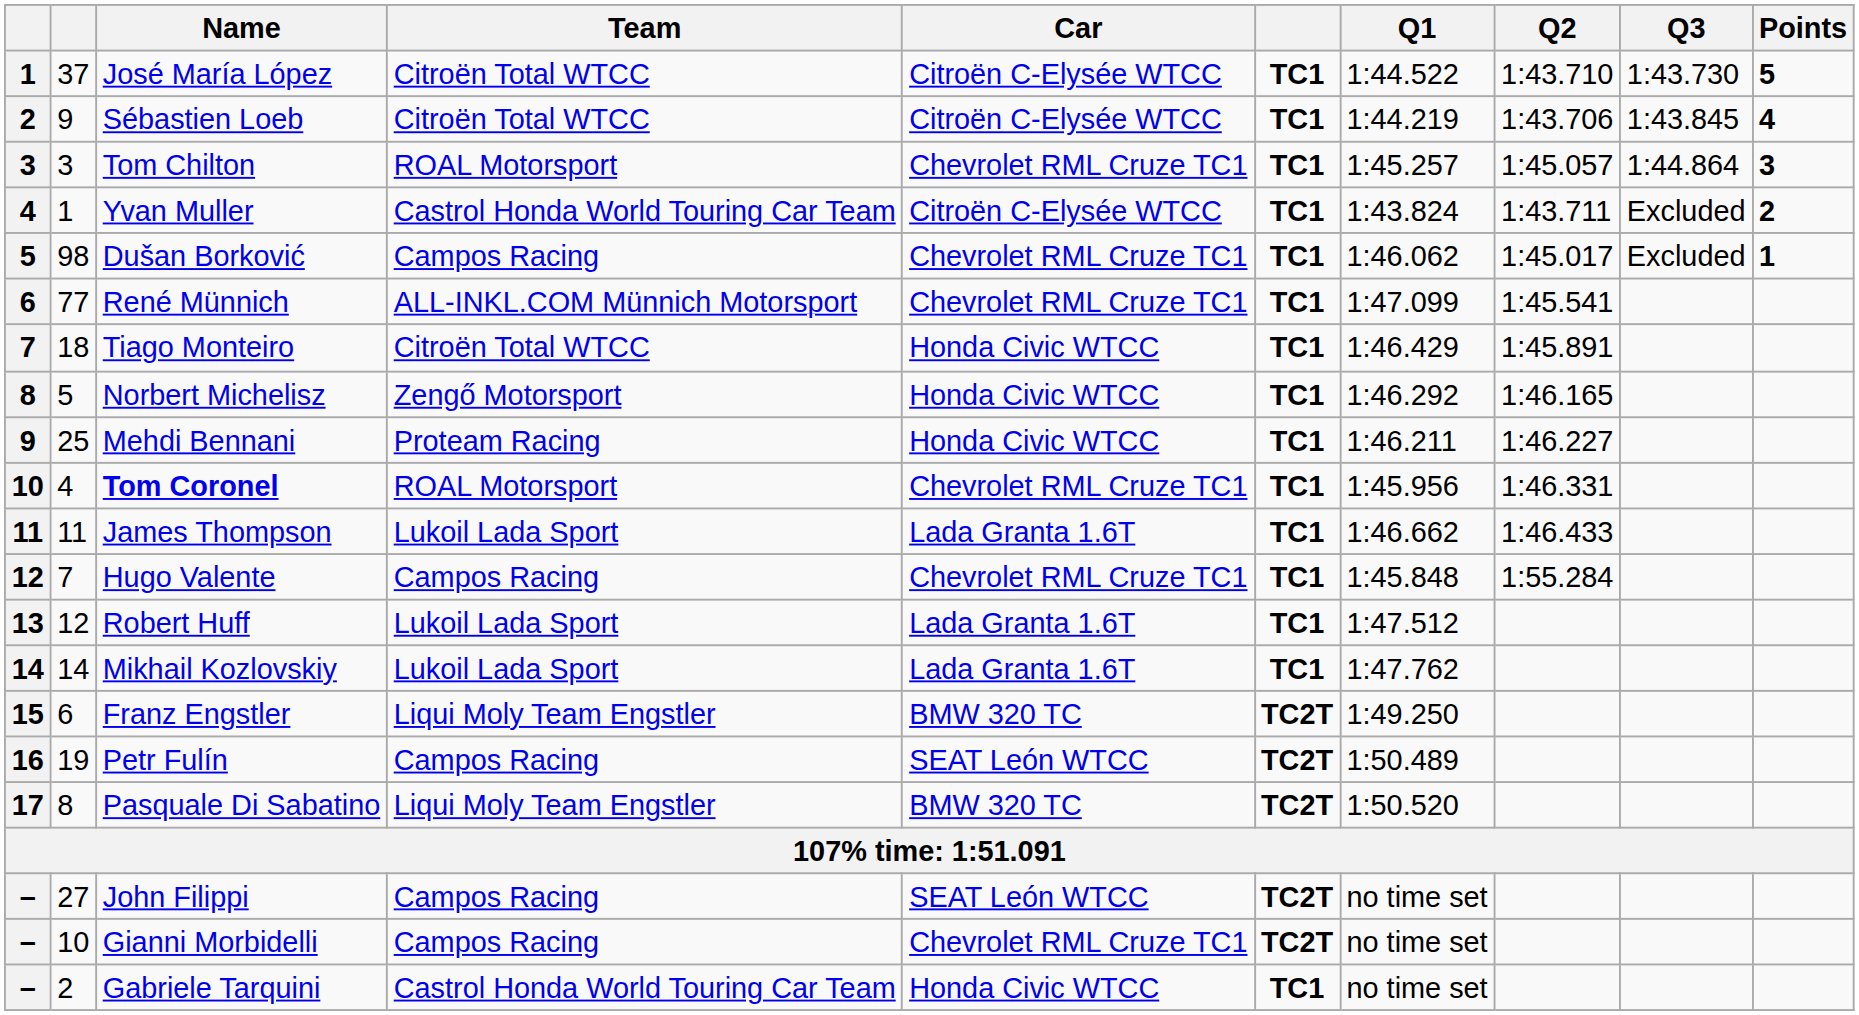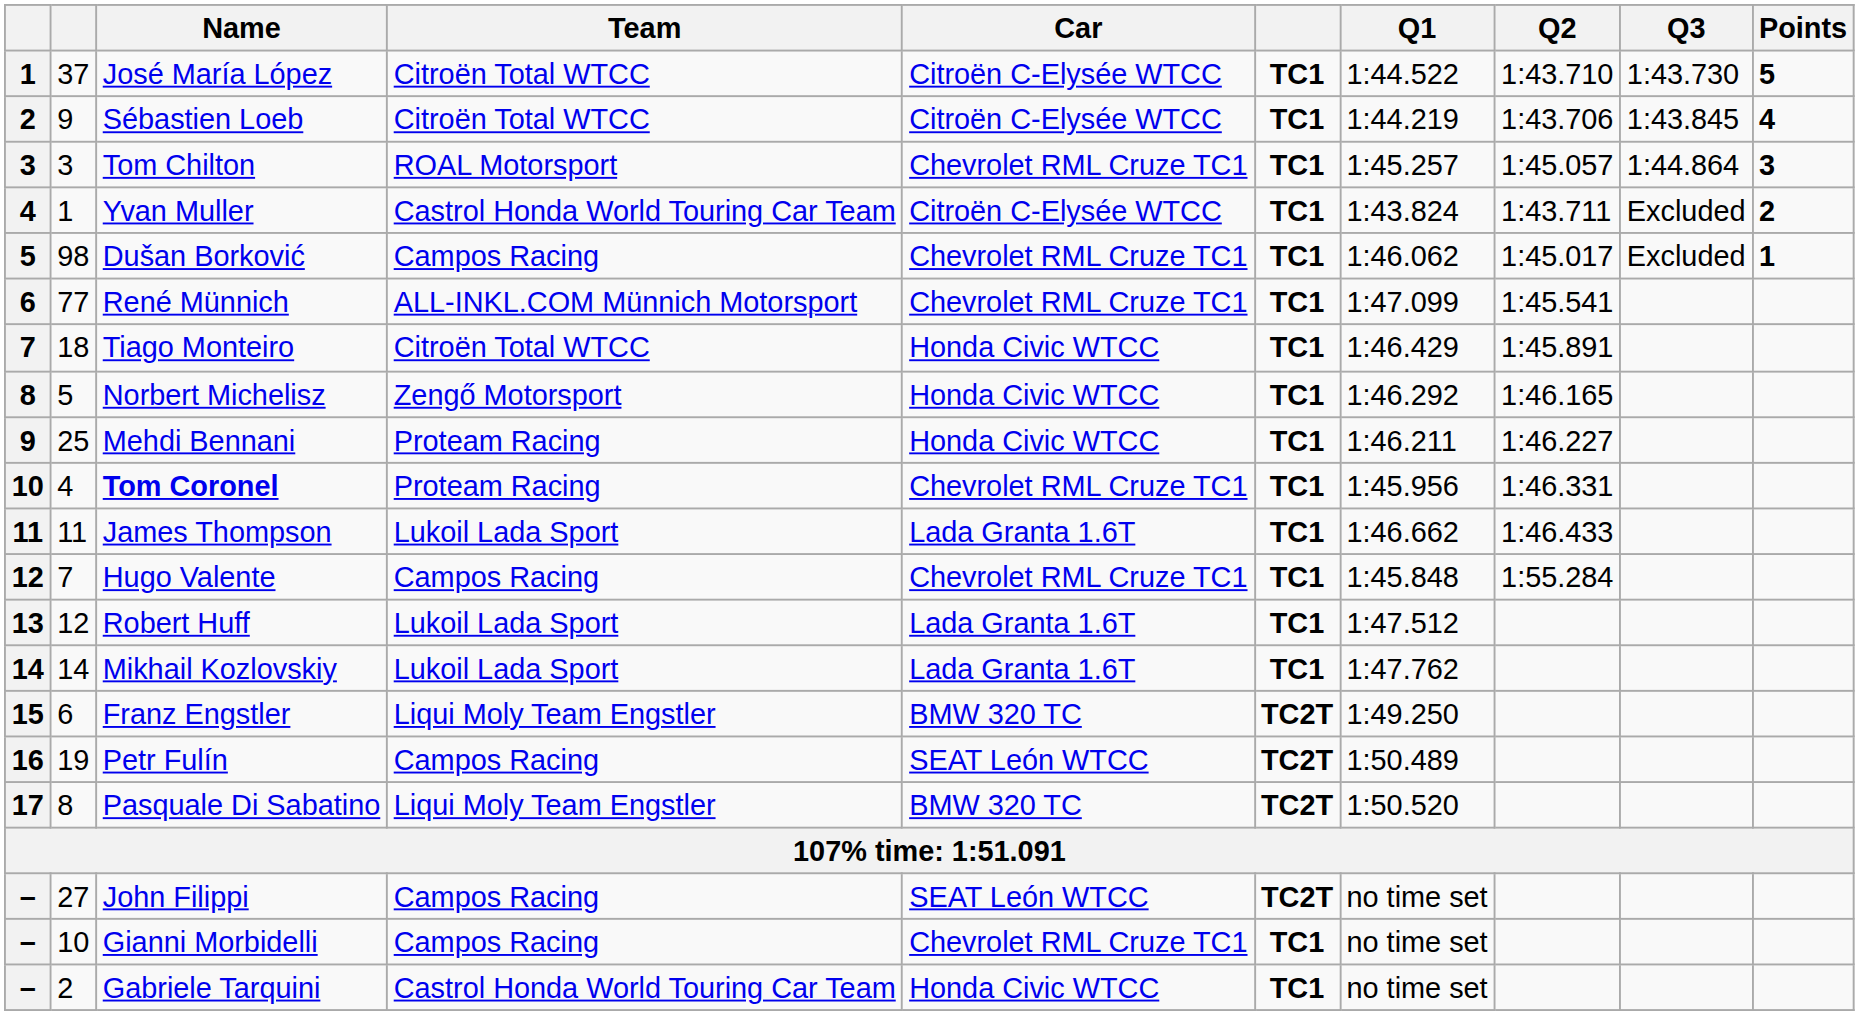(505, 485) ROAL Motorsport -> (497, 485) Proteam Racing
(1297, 942) TC2T -> (1297, 942) TC1
